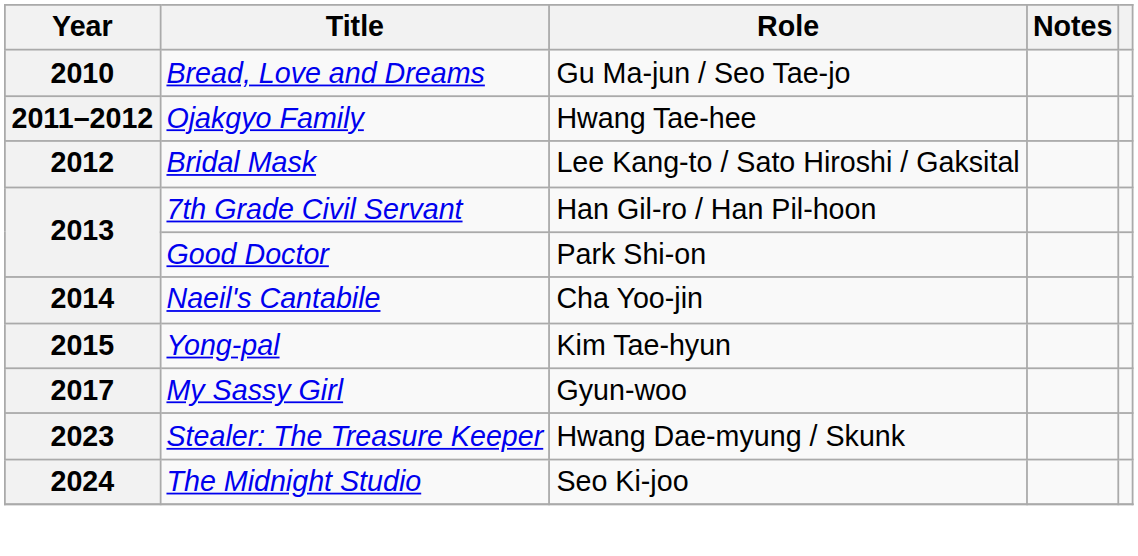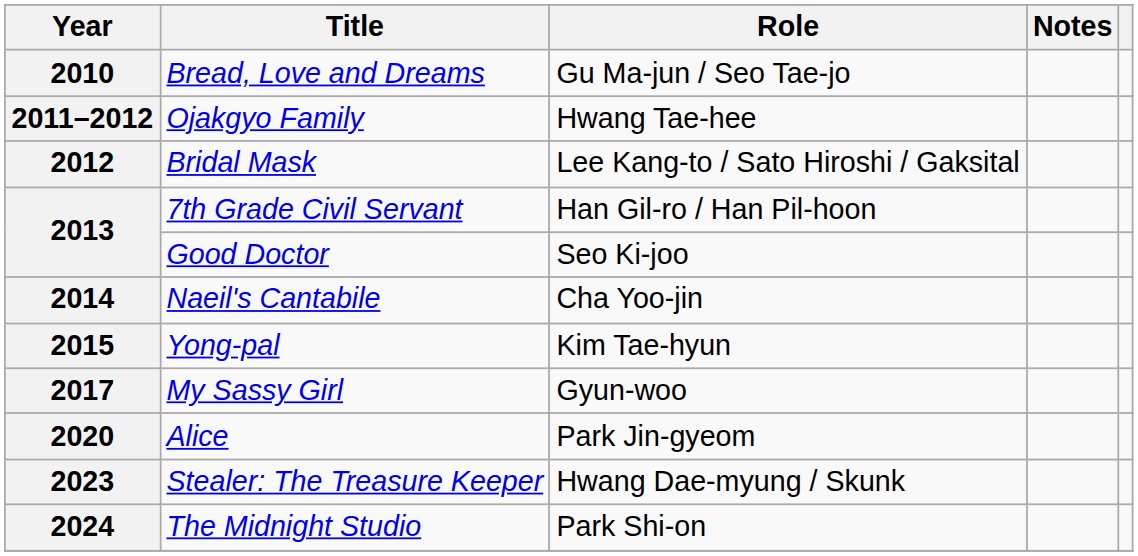(631, 254) Park Shi-on -> (623, 254) Seo Ki-joo
+ row: (82, 436)
(623, 481) Seo Ki-joo -> (631, 526) Park Shi-on
